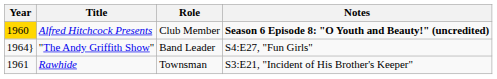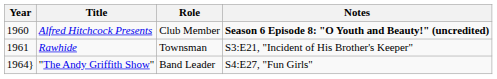(18, 30) gold background -> (18, 30) no background
rows swapped: (58, 64) <-> (97, 47)
